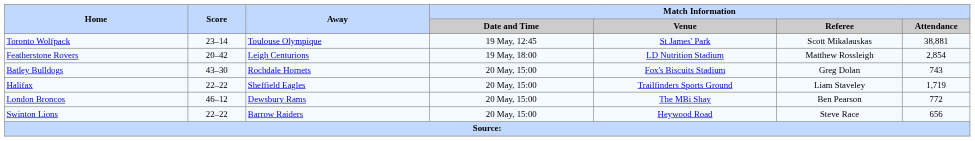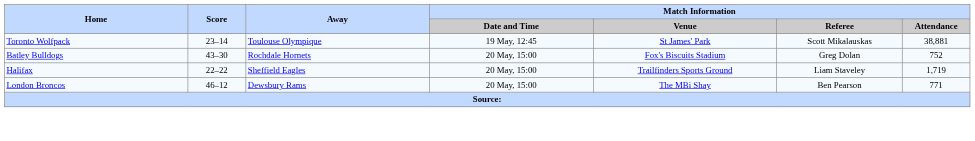- row: (42, 55)
(936, 70) 743 -> (936, 55) 752
(936, 99) 772 -> (936, 85) 771
- row: (32, 114)
